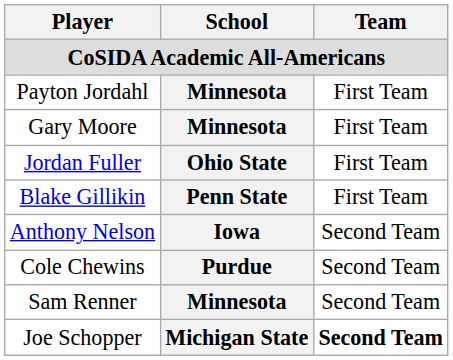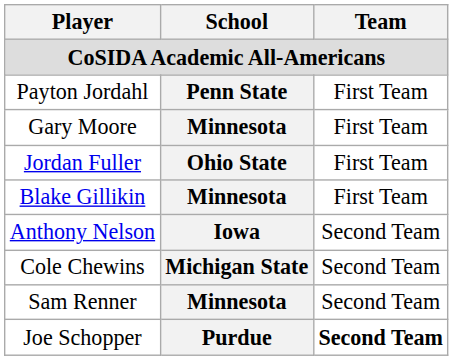(237, 92) Minnesota -> (237, 92) Penn State
(237, 197) Penn State -> (237, 197) Minnesota
(237, 267) Purdue -> (237, 267) Michigan State
(237, 337) Michigan State -> (237, 337) Purdue
